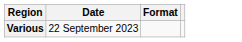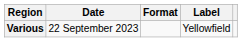+ column: (207, 12)
